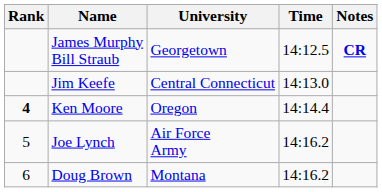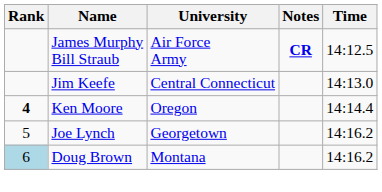columns swapped: (306, 16) <-> (355, 16)
(189, 50) Georgetown -> (180, 50) Air Force Army
(180, 141) Air Force Army -> (189, 132) Georgetown
(26, 174) no background -> (26, 157) lightblue background
